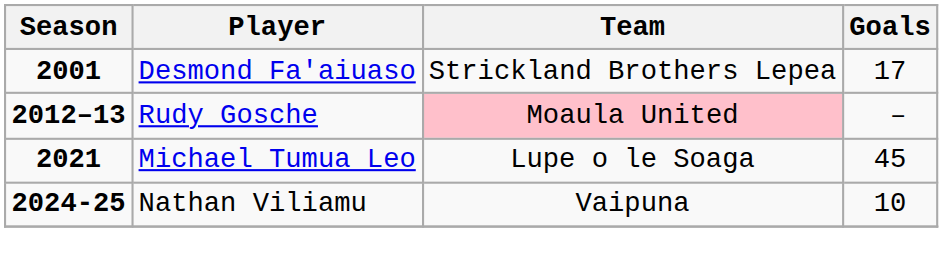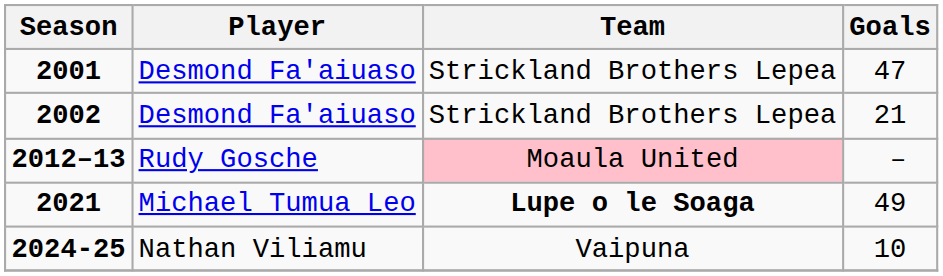(890, 71) 17 -> (890, 71) 47
+ row: (69, 116)
(633, 160) normal -> (633, 204) bold
(890, 160) 45 -> (890, 204) 49
